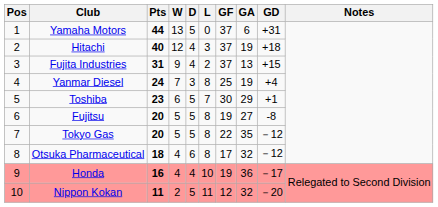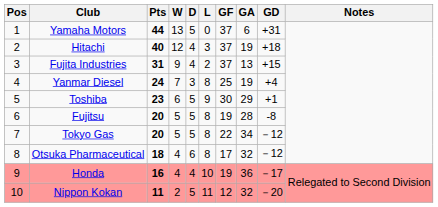(207, 99) 7 -> (207, 99) 9
(247, 116) 27 -> (247, 116) 28
(247, 134) 35 -> (247, 134) 34
